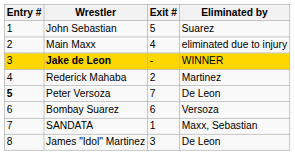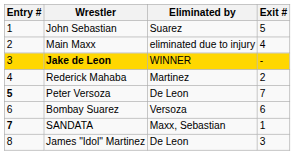columns swapped: (163, 12) <-> (234, 12)
(10, 126) normal -> (10, 126) bold
